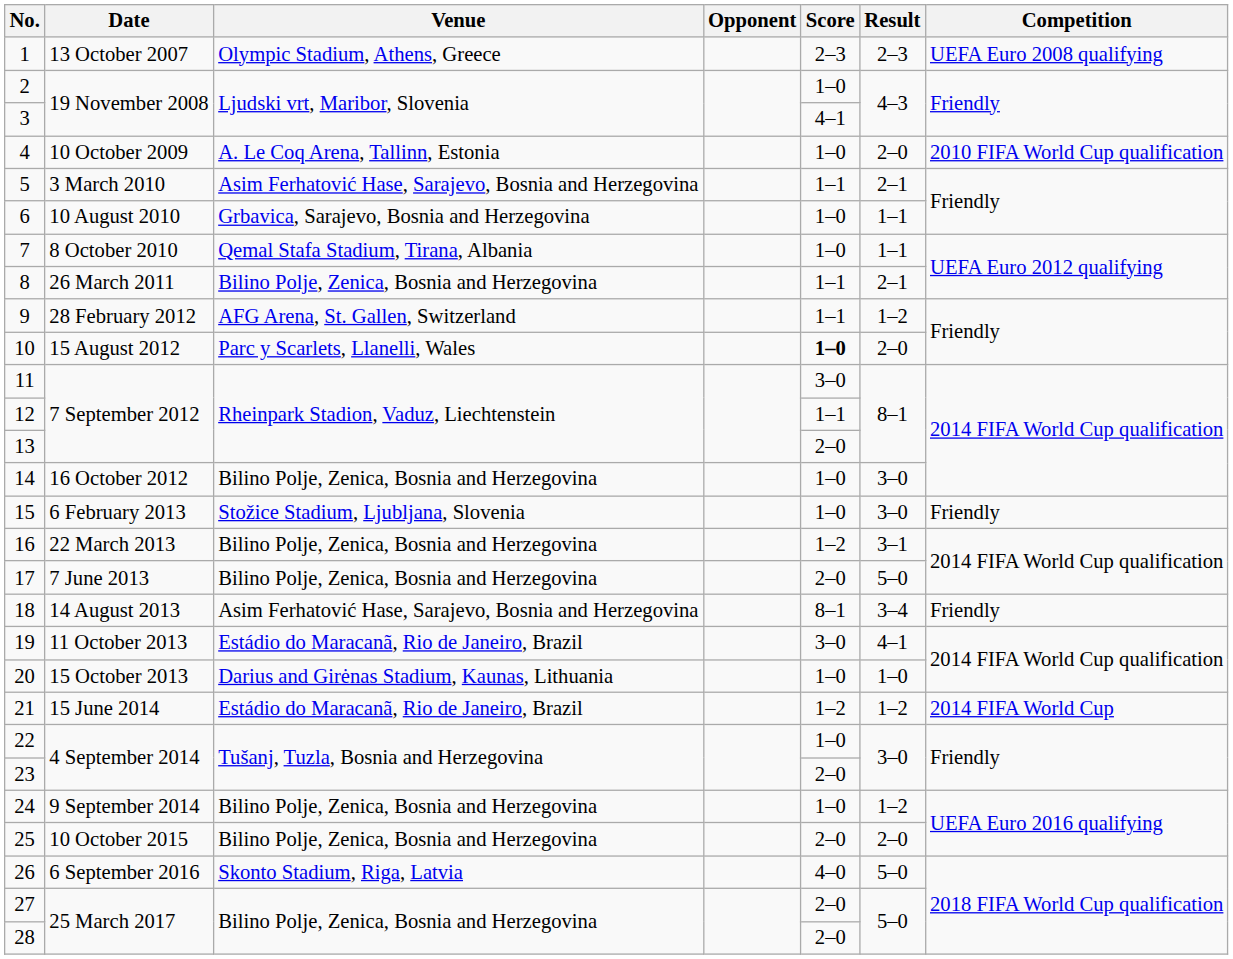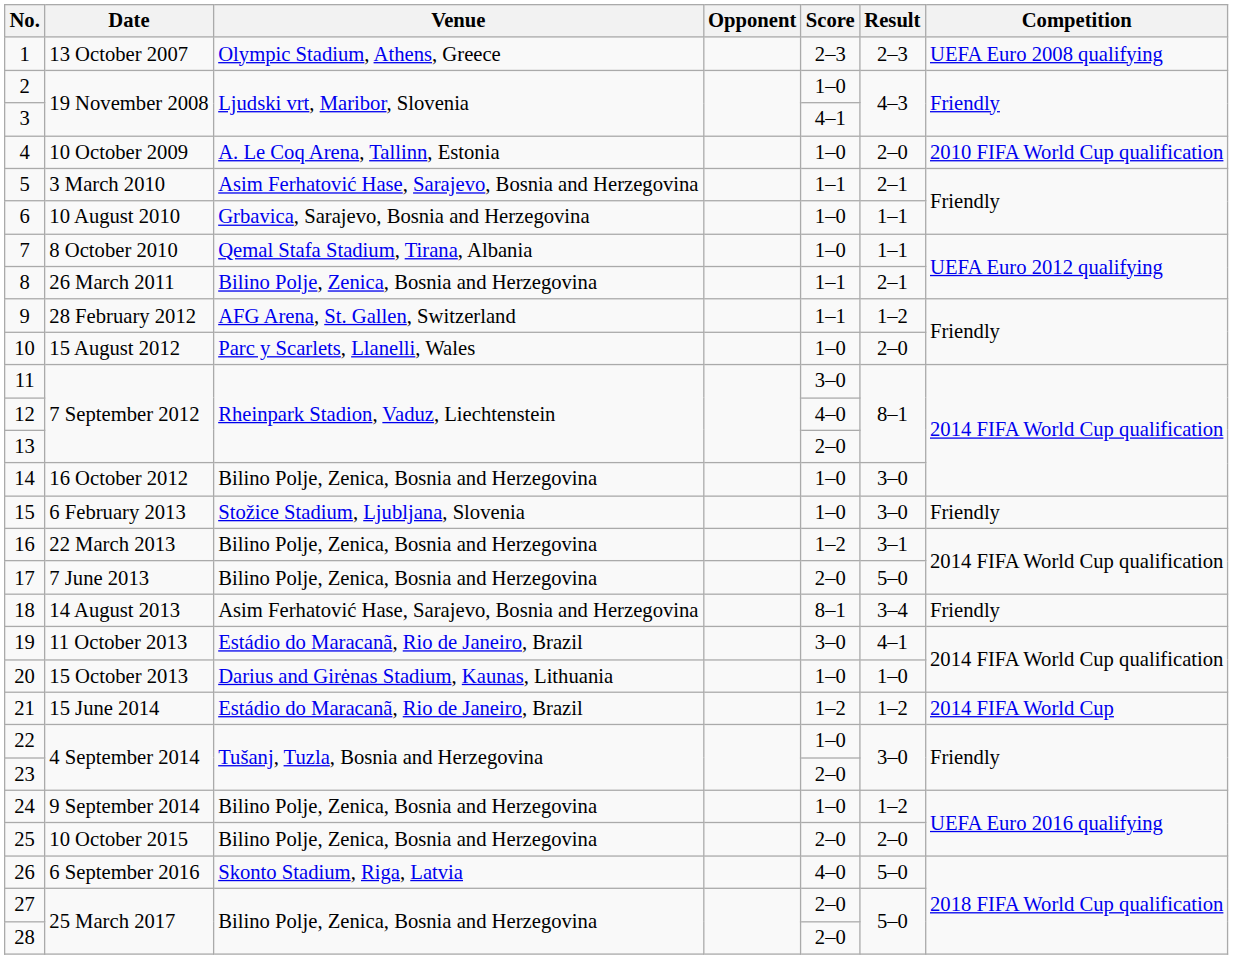(830, 348) bold -> (830, 348) normal
(830, 413) 1–1 -> (830, 413) 4–0
